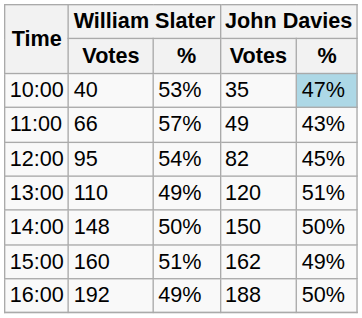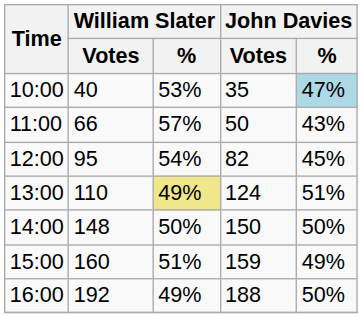(237, 124) 49 -> (237, 124) 50
(180, 192) no background -> (180, 192) khaki background
(243, 192) 120 -> (243, 192) 124
(243, 261) 162 -> (243, 261) 159
